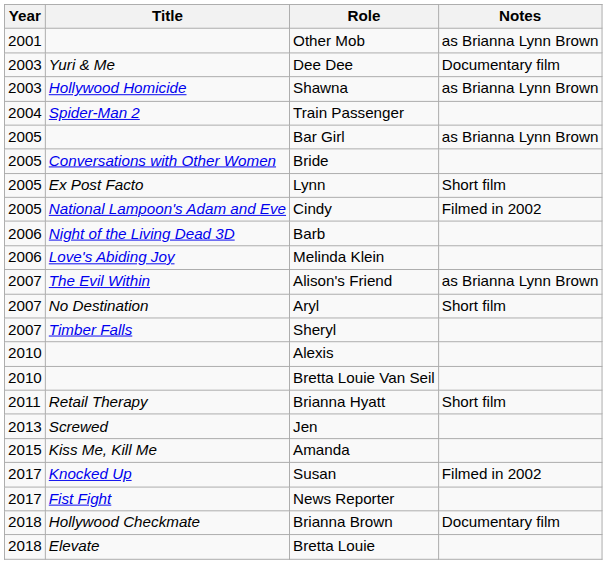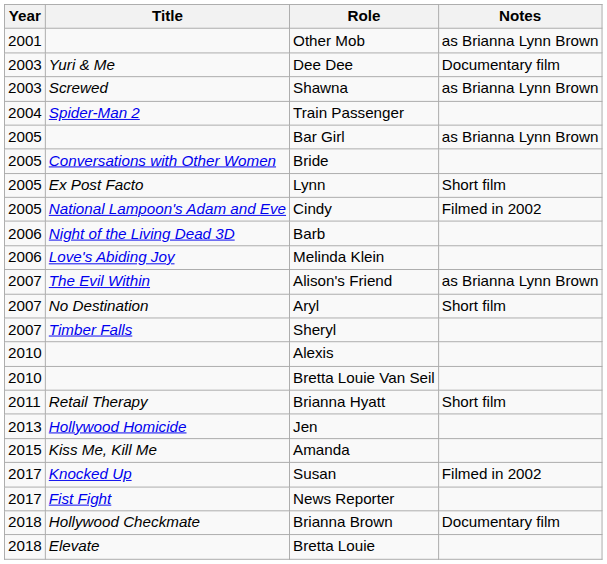(118, 88) Hollywood Homicide -> (78, 88) Screwed
(78, 426) Screwed -> (118, 426) Hollywood Homicide
